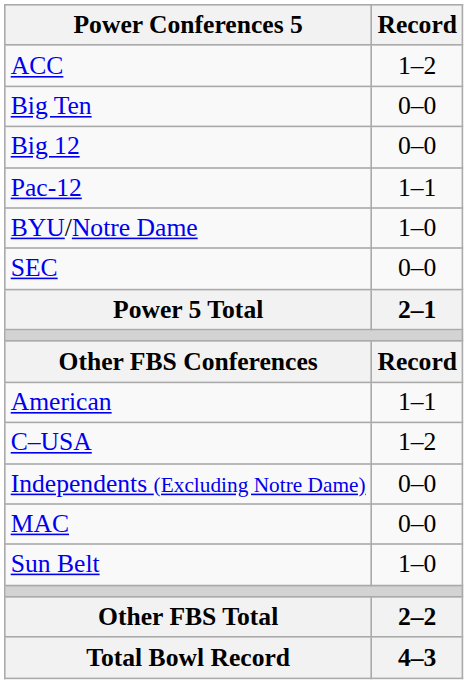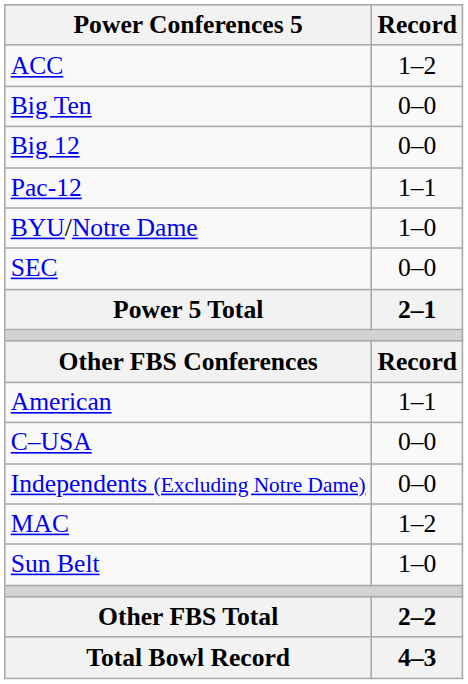(417, 442) 1–2 -> (417, 442) 0–0
(417, 523) 0–0 -> (417, 523) 1–2
